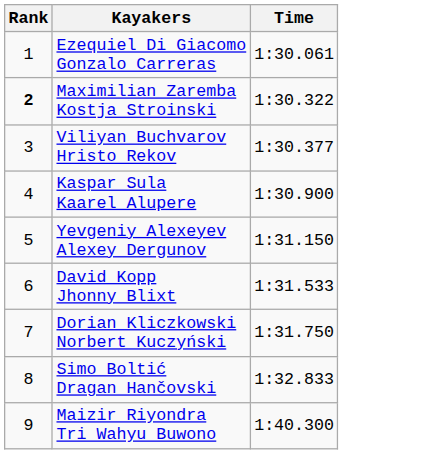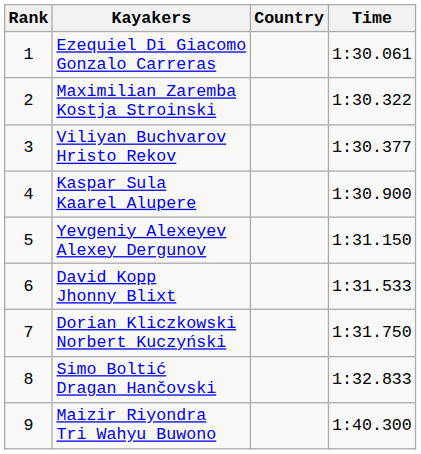+ column: (289, 18)
(29, 101) bold -> (29, 101) normal
